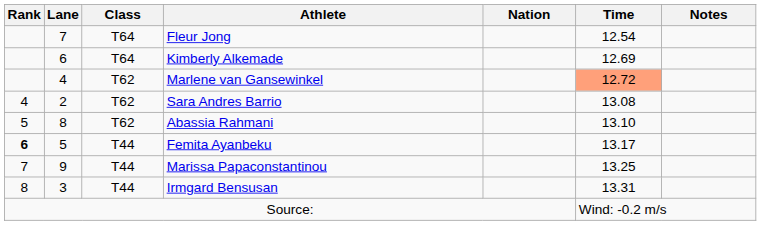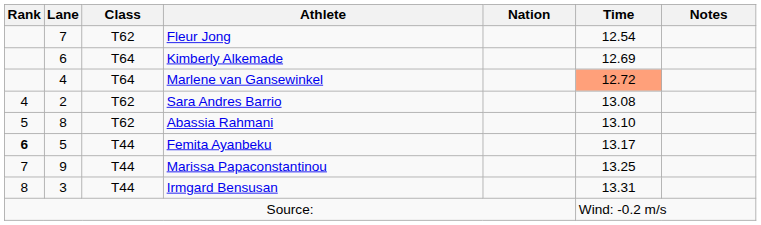(123, 36) T64 -> (123, 36) T62
(123, 79) T62 -> (123, 79) T64
